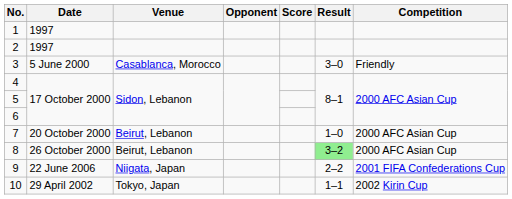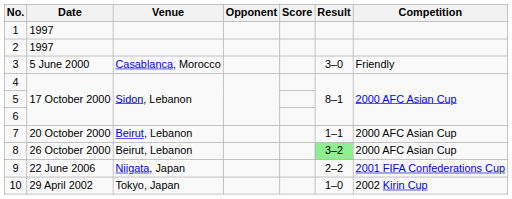(334, 133) 1–0 -> (334, 133) 1–1
(334, 185) 1–1 -> (334, 185) 1–0
